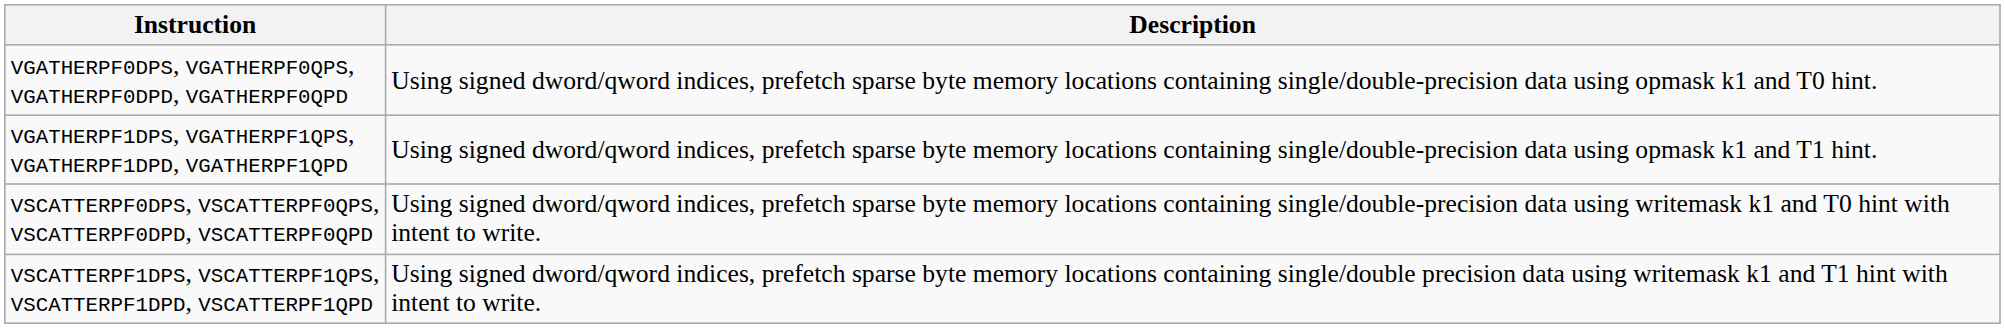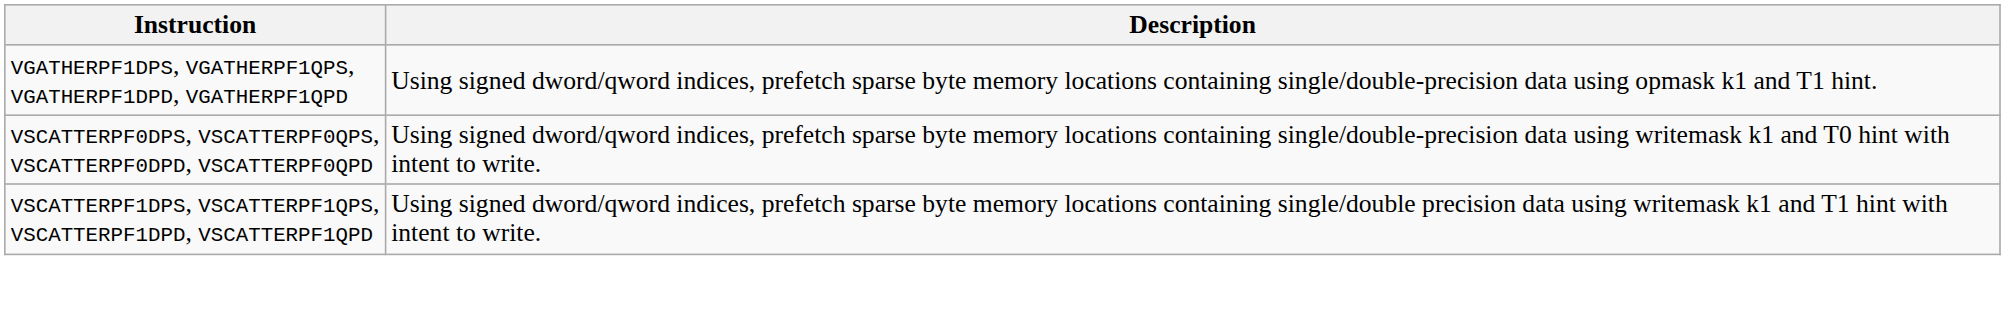- row: (183, 80)
